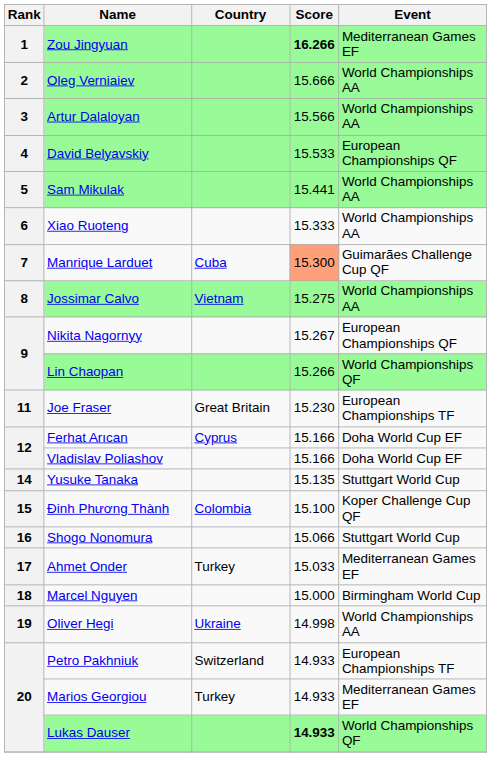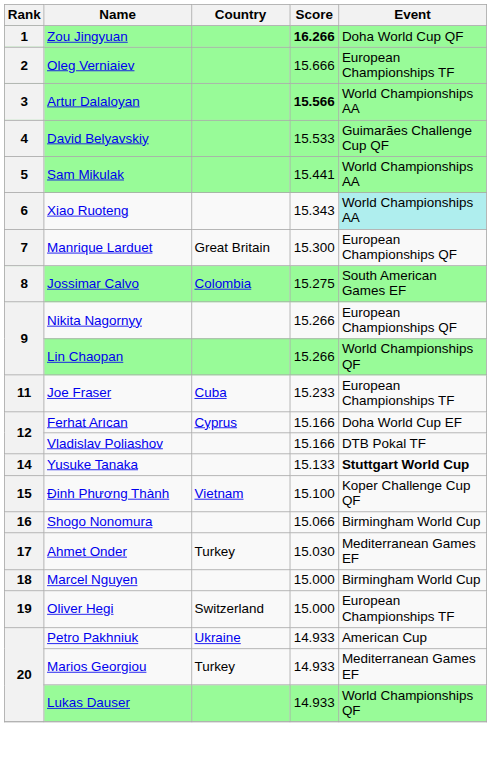(409, 44) Mediterranean Games EF -> (403, 36) Doha World Cup QF
(408, 80) World Championships AA -> (398, 65) European Championships TF
(314, 116) normal -> (314, 101) bold
(399, 153) European Championships QF -> (407, 138) Guimarães Challenge Cup QF
(314, 226) 15.333 -> (314, 211) 15.343
(408, 226) no background -> (408, 211) paleturquoise background
(211, 262) Cuba -> (232, 247) Great Britain
(314, 262) lightsalmon background -> (314, 247) no background
(407, 262) Guimarães Challenge Cup QF -> (399, 247) European Championships QF
(219, 299) Vietnam -> (223, 283) Colombia
(408, 299) World Championships AA -> (389, 283) South American Games EF
(314, 335) 15.267 -> (314, 320) 15.266
(232, 408) Great Britain -> (211, 393) Cuba
(314, 408) 15.230 -> (314, 393) 15.233
(402, 458) Doha World Cup EF -> (384, 443) DTB Pokal TF
(314, 479) 15.135 -> (314, 464) 15.133
(401, 479) normal -> (406, 464) bold
(223, 508) Colombia -> (219, 493) Vietnam
(401, 537) Stuttgart World Cup -> (411, 522) Birmingham World Cup
(314, 566) 15.033 -> (314, 551) 15.030
(218, 624) Ukraine -> (229, 609) Switzerland
(314, 624) 14.998 -> (314, 609) 15.000
(408, 624) World Championships AA -> (398, 609) European Championships TF
(229, 660) Switzerland -> (218, 638) Ukraine
(398, 660) European Championships TF -> (384, 638) American Cup
(314, 733) bold -> (314, 703) normal
